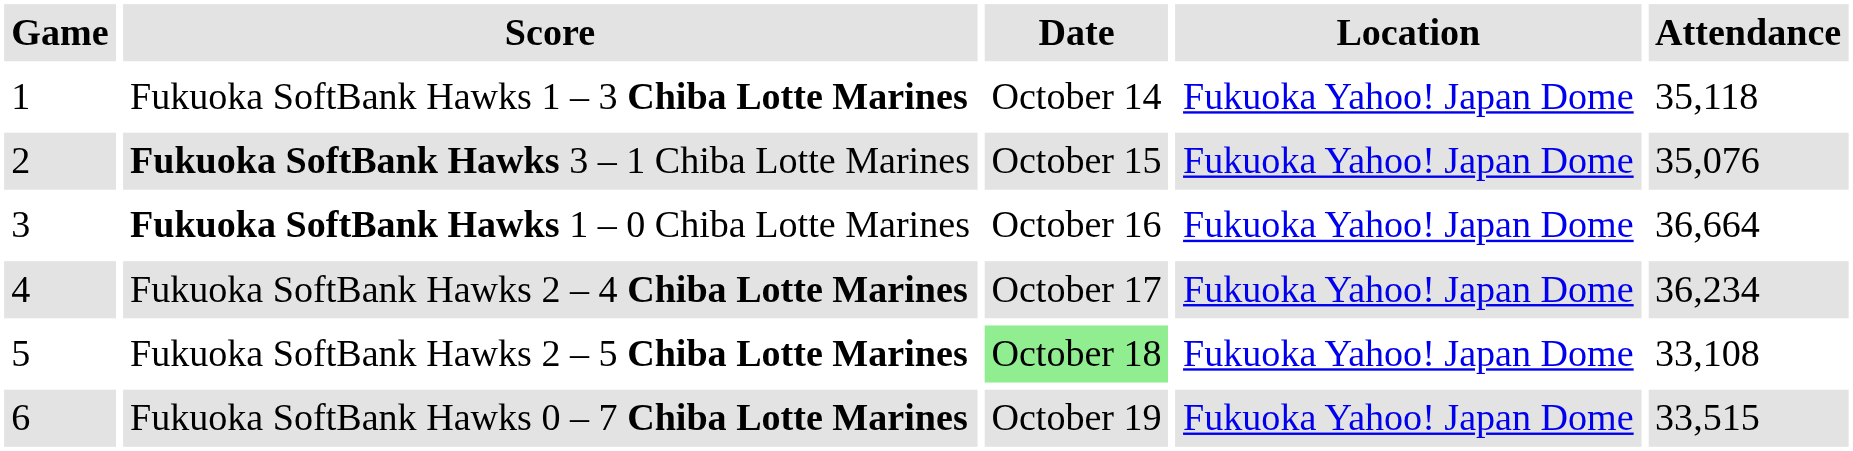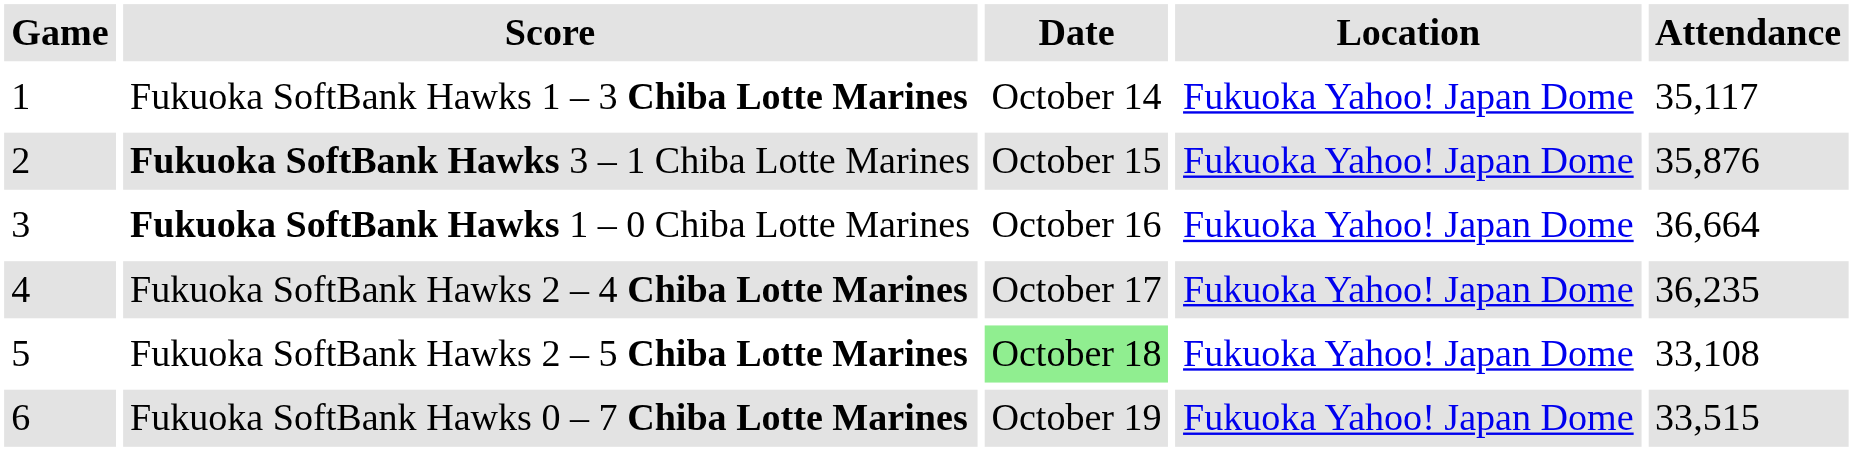(1707, 96) 35,118 -> (1707, 96) 35,117
(1707, 160) 35,076 -> (1707, 160) 35,876
(1707, 289) 36,234 -> (1707, 289) 36,235
